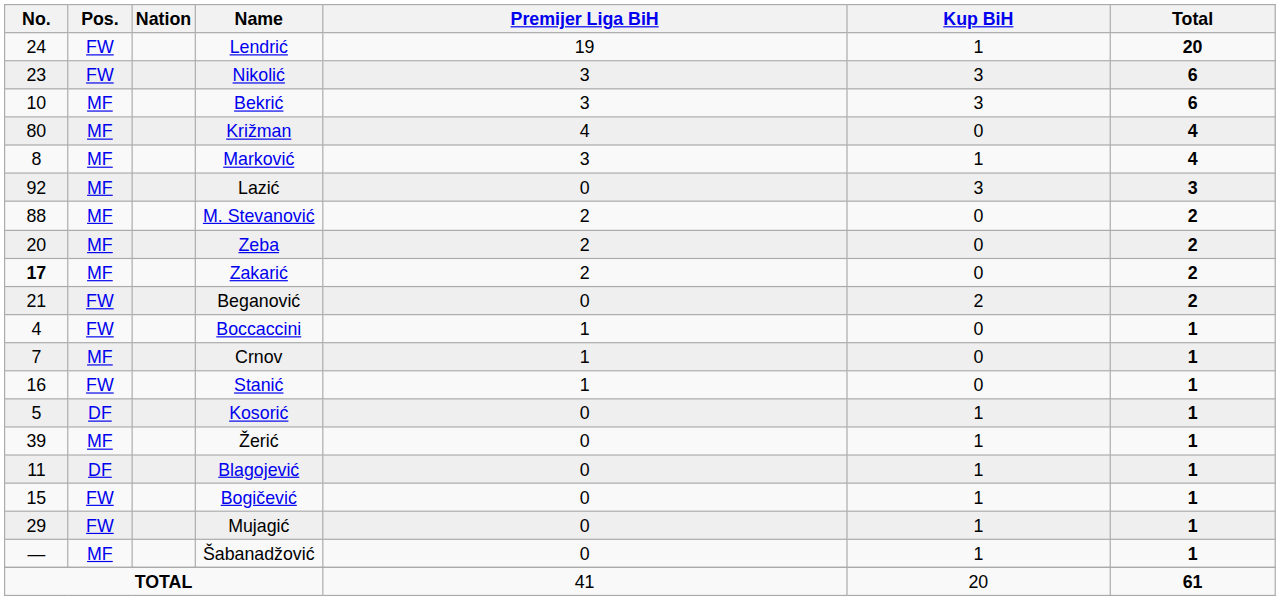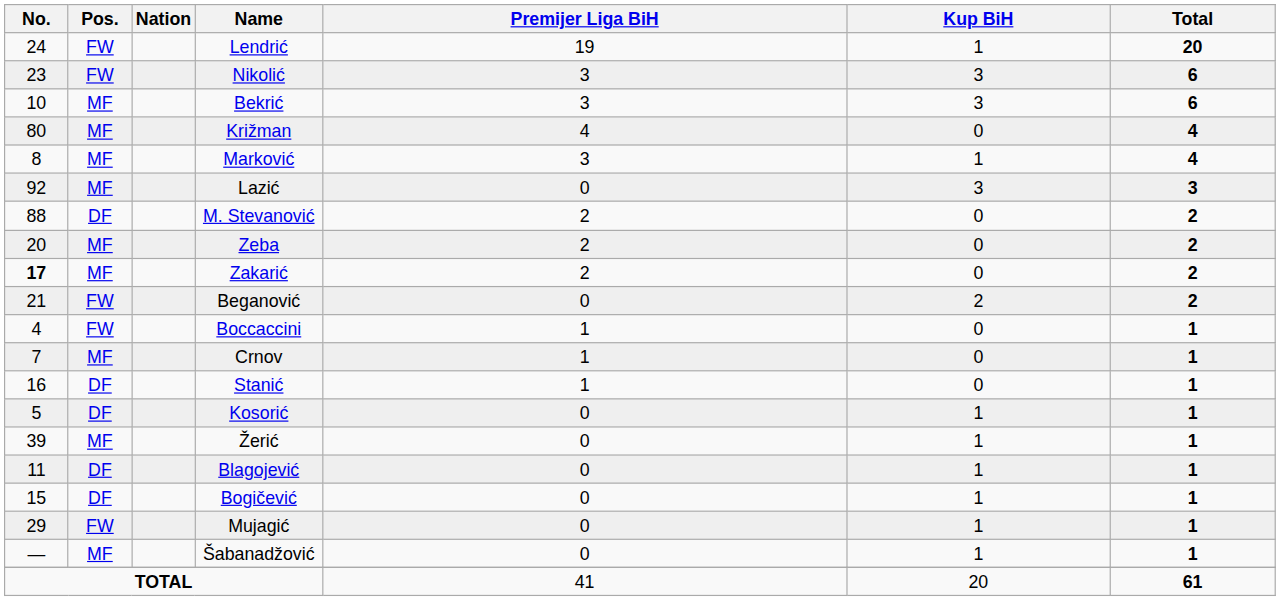(100, 216) MF -> (100, 216) DF
(100, 385) FW -> (100, 385) DF
(100, 497) FW -> (100, 497) DF
